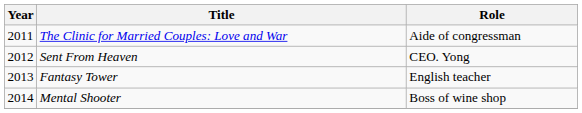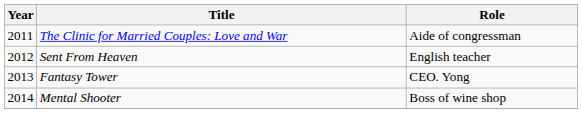(439, 56) CEO. Yong -> (450, 56) English teacher
(450, 77) English teacher -> (439, 77) CEO. Yong
